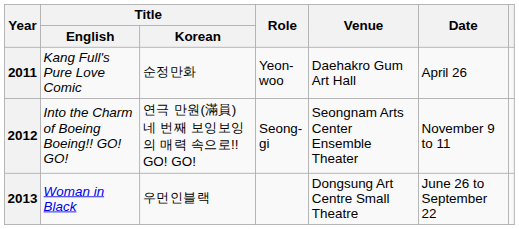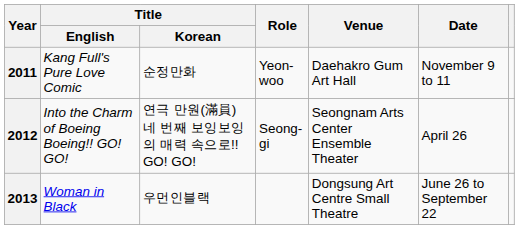(444, 72) April 26 -> (458, 72) November 9 to 11
(458, 135) November 9 to 11 -> (444, 135) April 26
